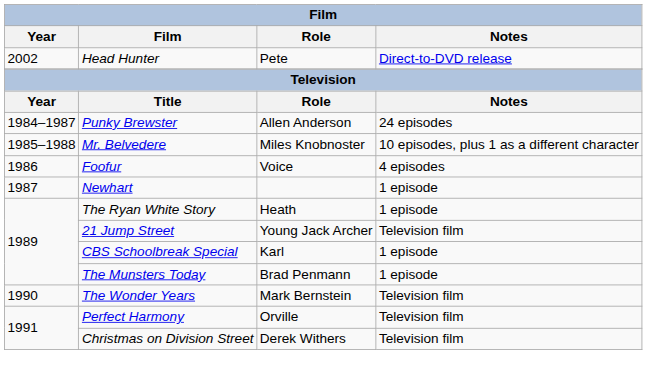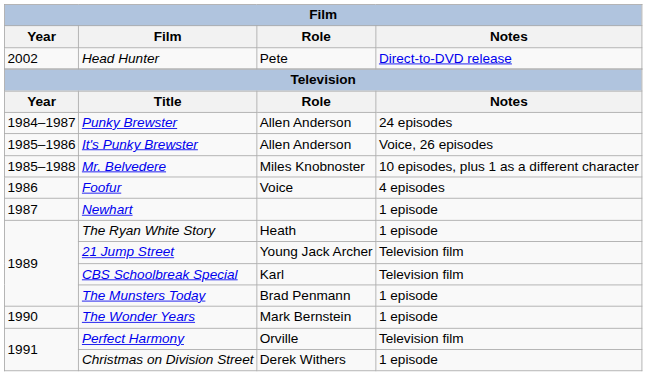+ row: (140, 144)
(408, 252) 1 episode -> (421, 274) Television film
(421, 295) Television film -> (408, 317) 1 episode
(421, 338) Television film -> (408, 360) 1 episode
